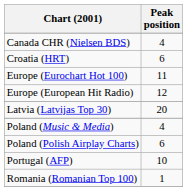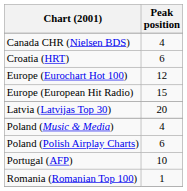(162, 76) 11 -> (162, 76) 12
(162, 93) 12 -> (162, 93) 15
